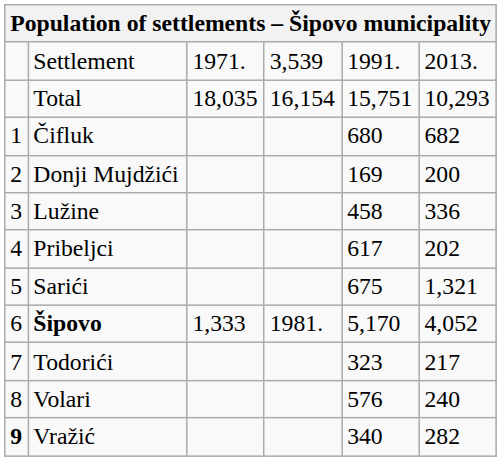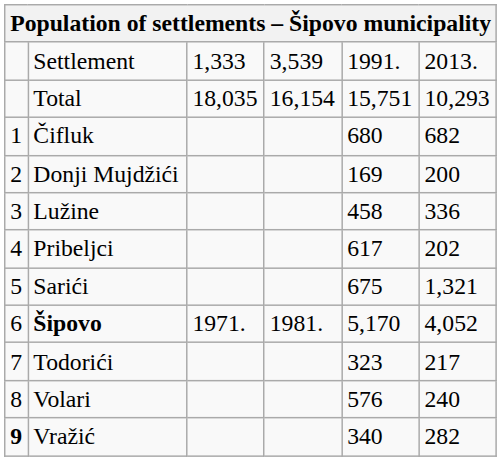(219, 60) 1971. -> (219, 60) 1,333
(219, 323) 1,333 -> (219, 323) 1971.
